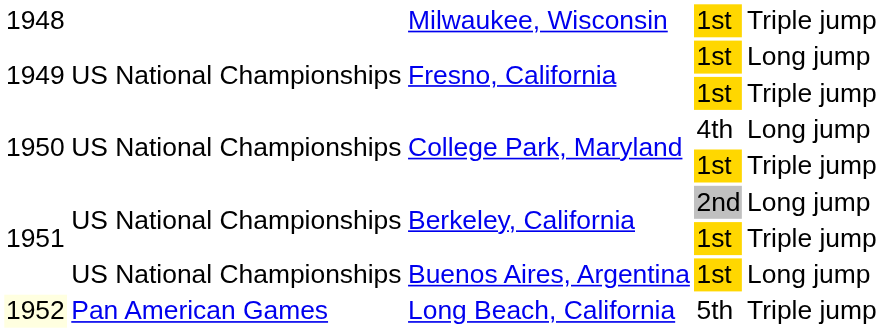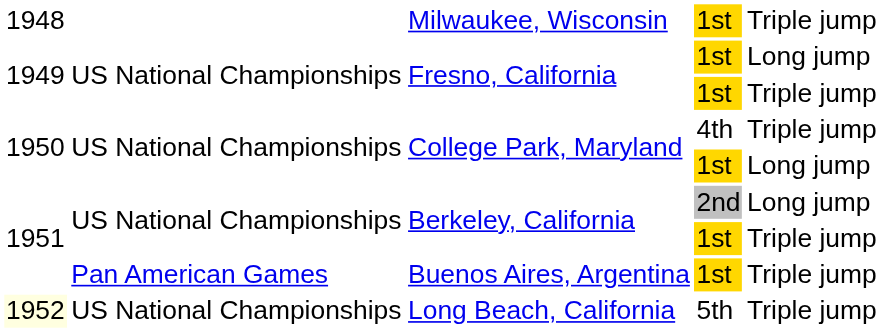(809, 129) Long jump -> (812, 129) Triple jump
(812, 165) Triple jump -> (809, 165) Long jump
(236, 274) US National Championships -> (200, 274) Pan American Games
(809, 274) Long jump -> (812, 274) Triple jump
(200, 310) Pan American Games -> (236, 310) US National Championships
